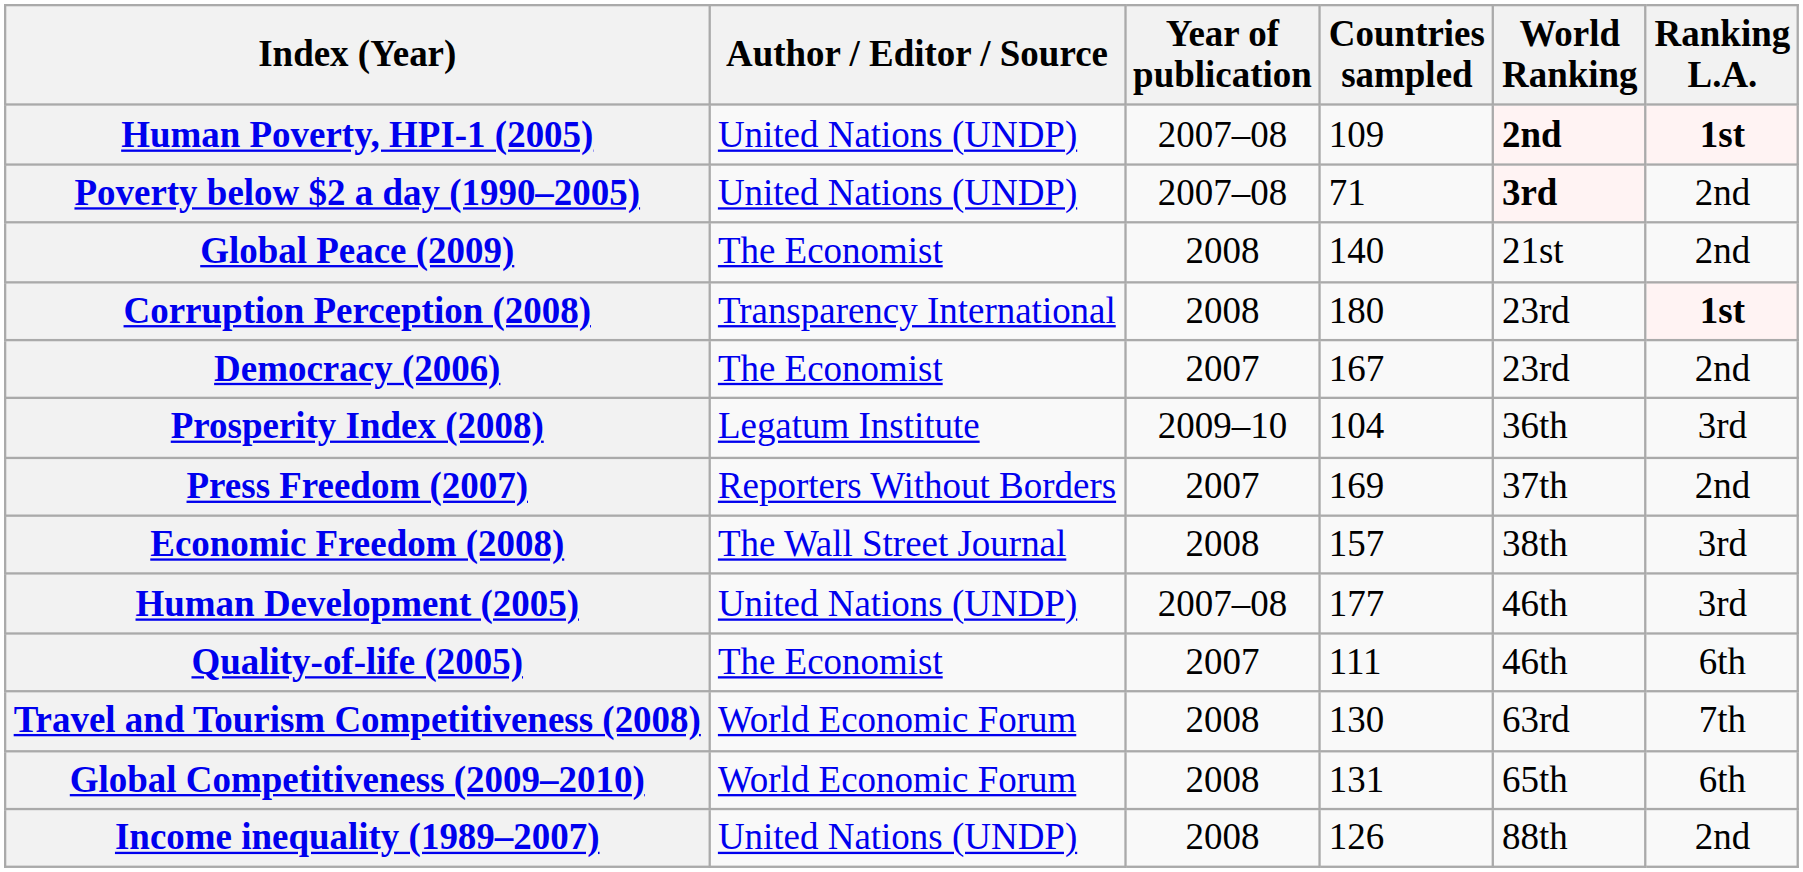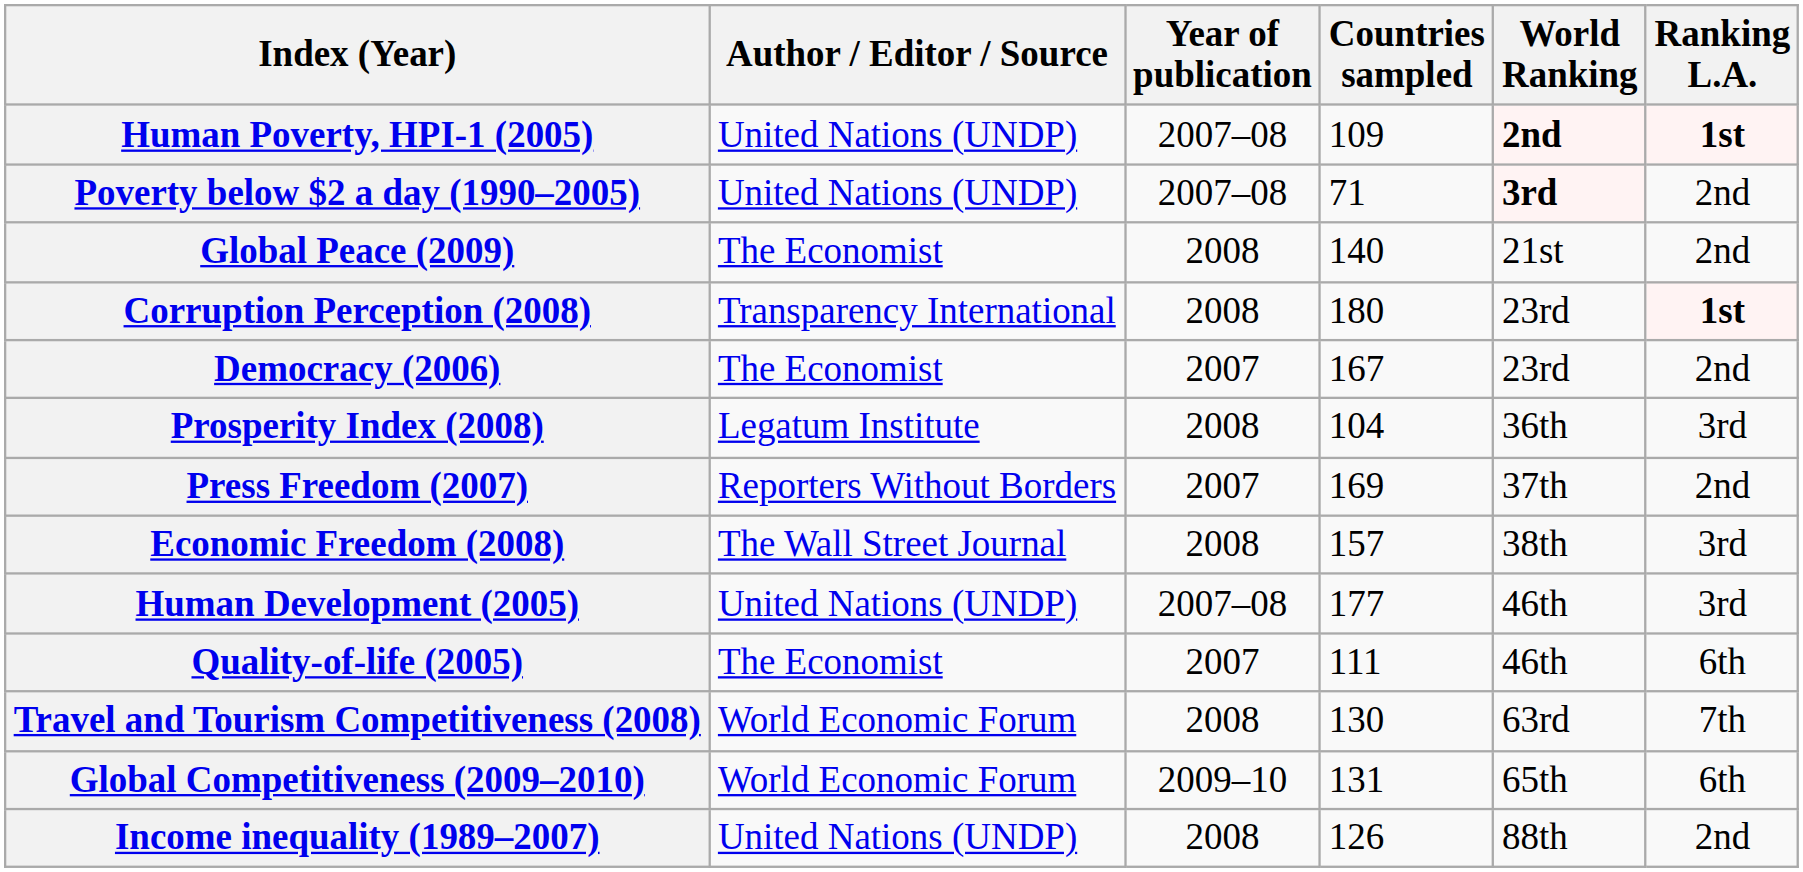(1222, 427) 2009–10 -> (1222, 427) 2008
(1222, 778) 2008 -> (1222, 778) 2009–10
